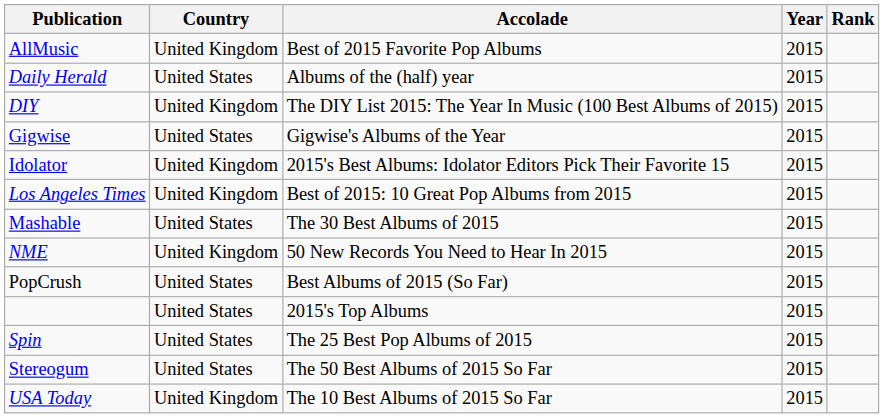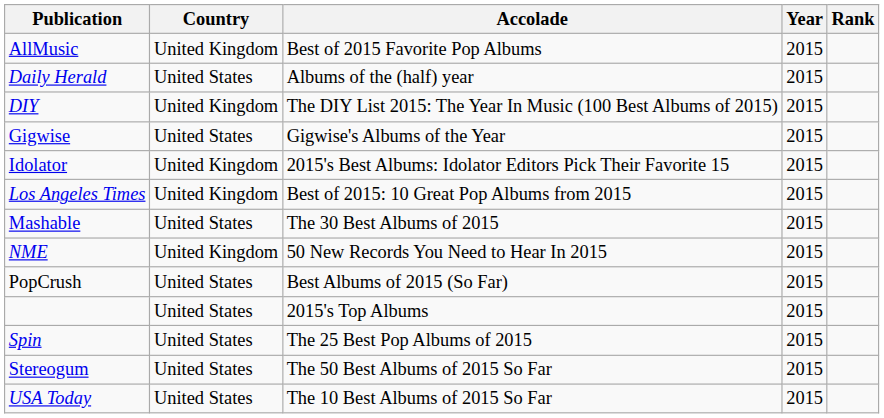(216, 398) United Kingdom -> (203, 398) United States
